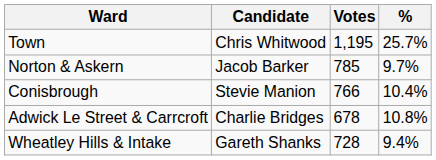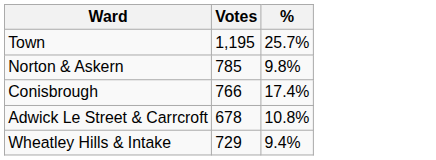- column: (271, 17)
(401, 67) 9.7% -> (283, 67) 9.8%
(405, 92) 10.4% -> (287, 92) 17.4%
(347, 142) 728 -> (228, 142) 729
